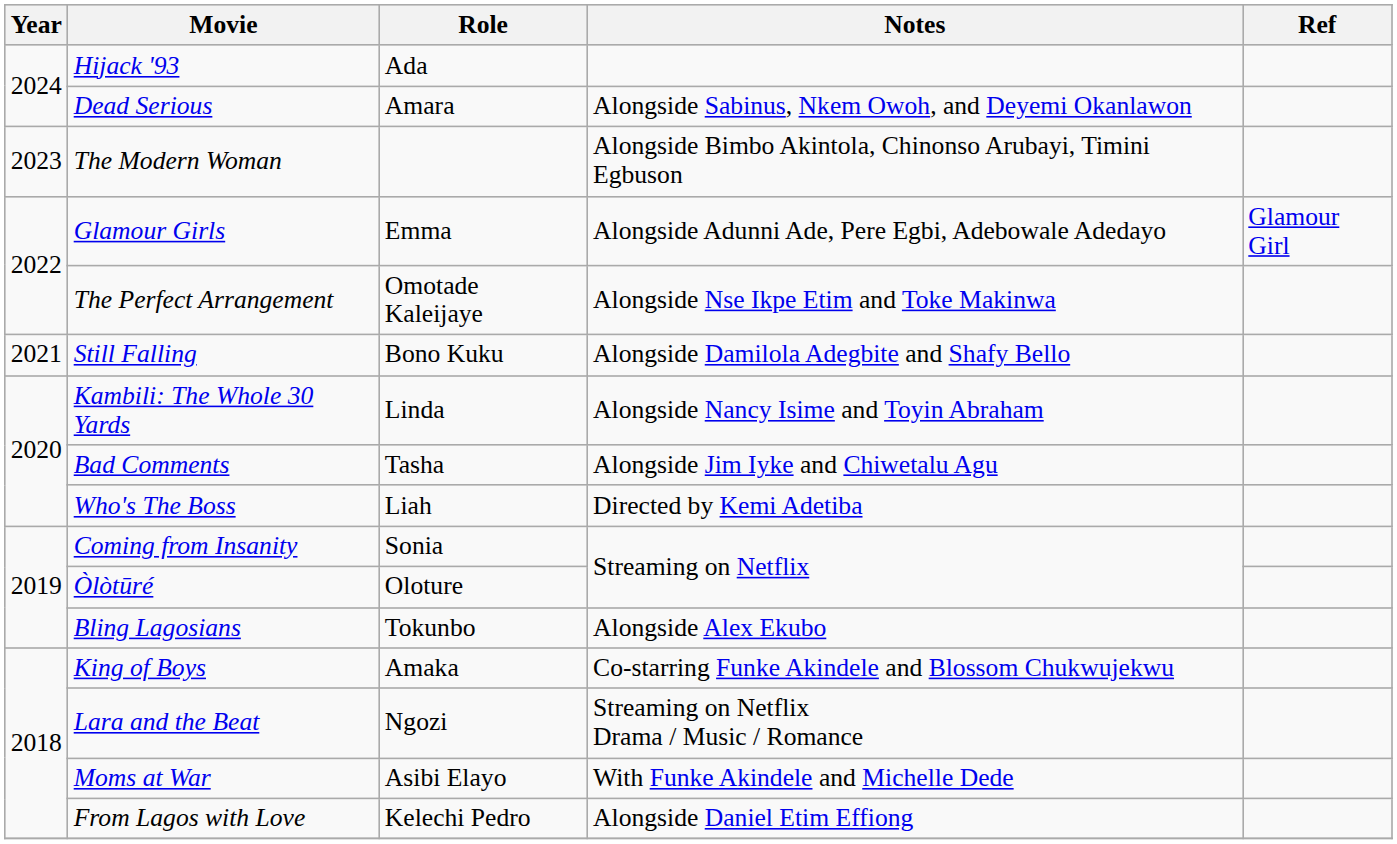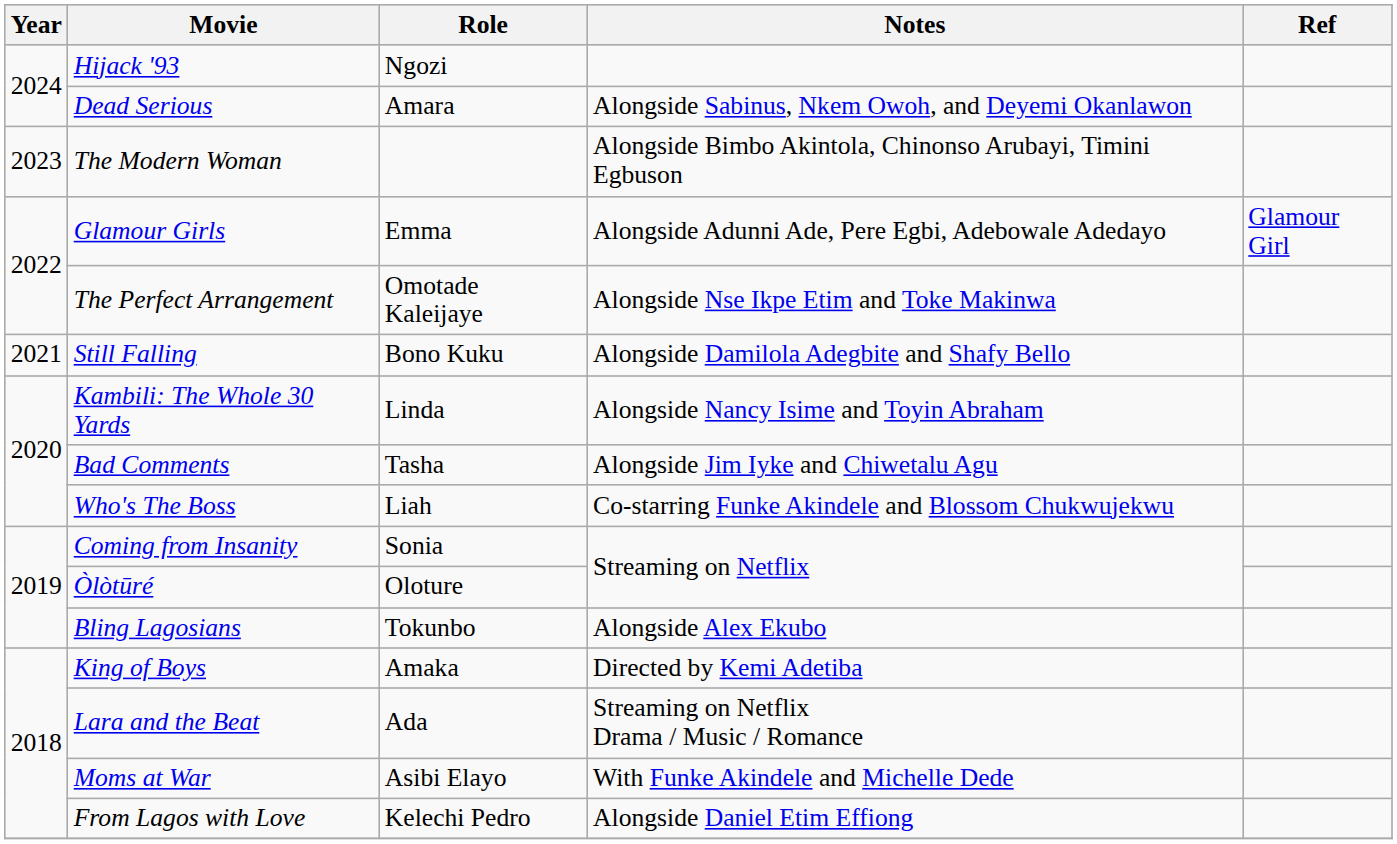(406, 65) Ada -> (416, 65) Ngozi
(728, 505) Directed by Kemi Adetiba -> (884, 505) Co-starring Funke Akindele and Blossom Chukwujekwu
(884, 667) Co-starring Funke Akindele and Blossom Chukwujekwu -> (728, 667) Directed by Kemi Adetiba
(416, 722) Ngozi -> (406, 722) Ada
